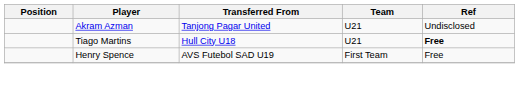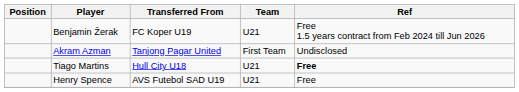+ row: (86, 31)
(353, 26) U21 -> (264, 51) First Team
(366, 55) First Team -> (251, 80) U21
